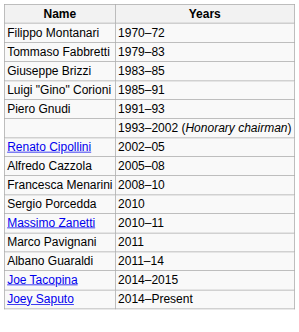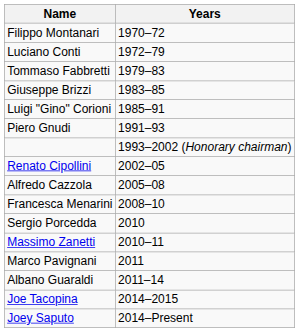+ row: (44, 52)
